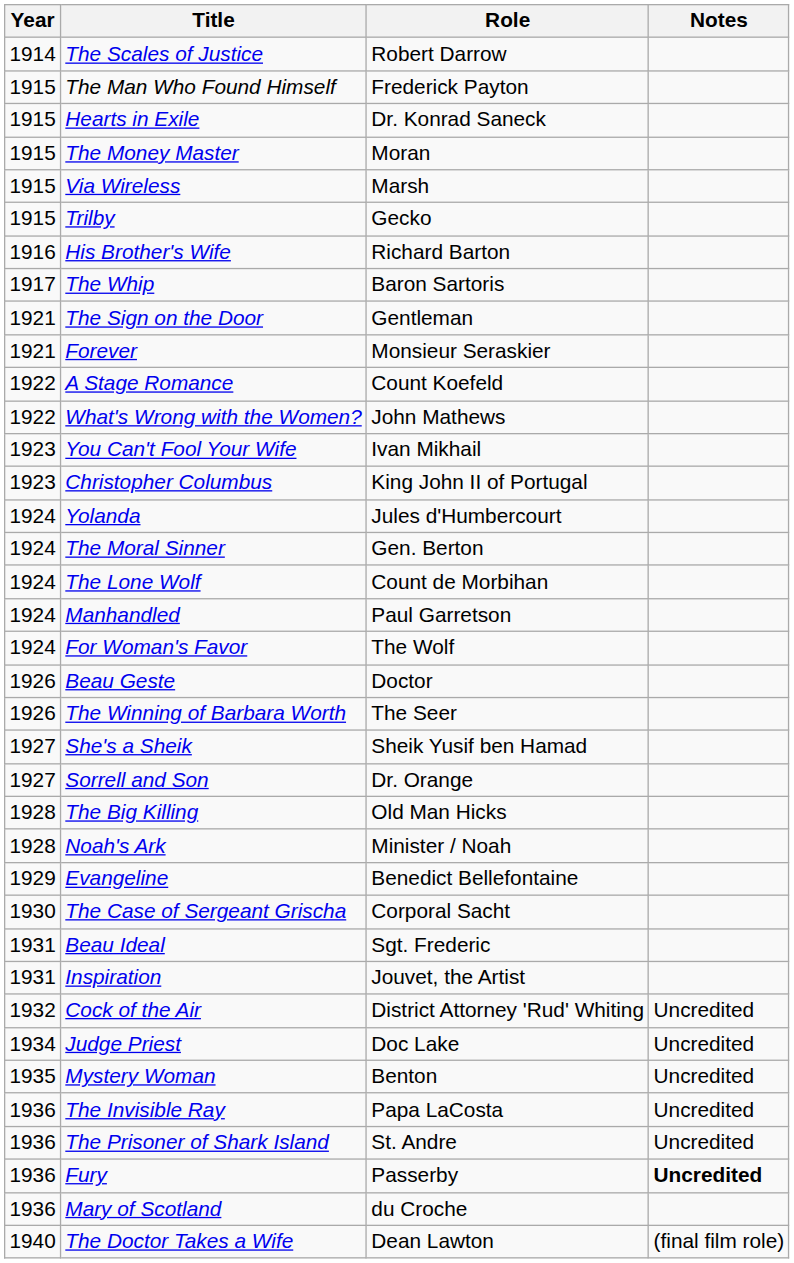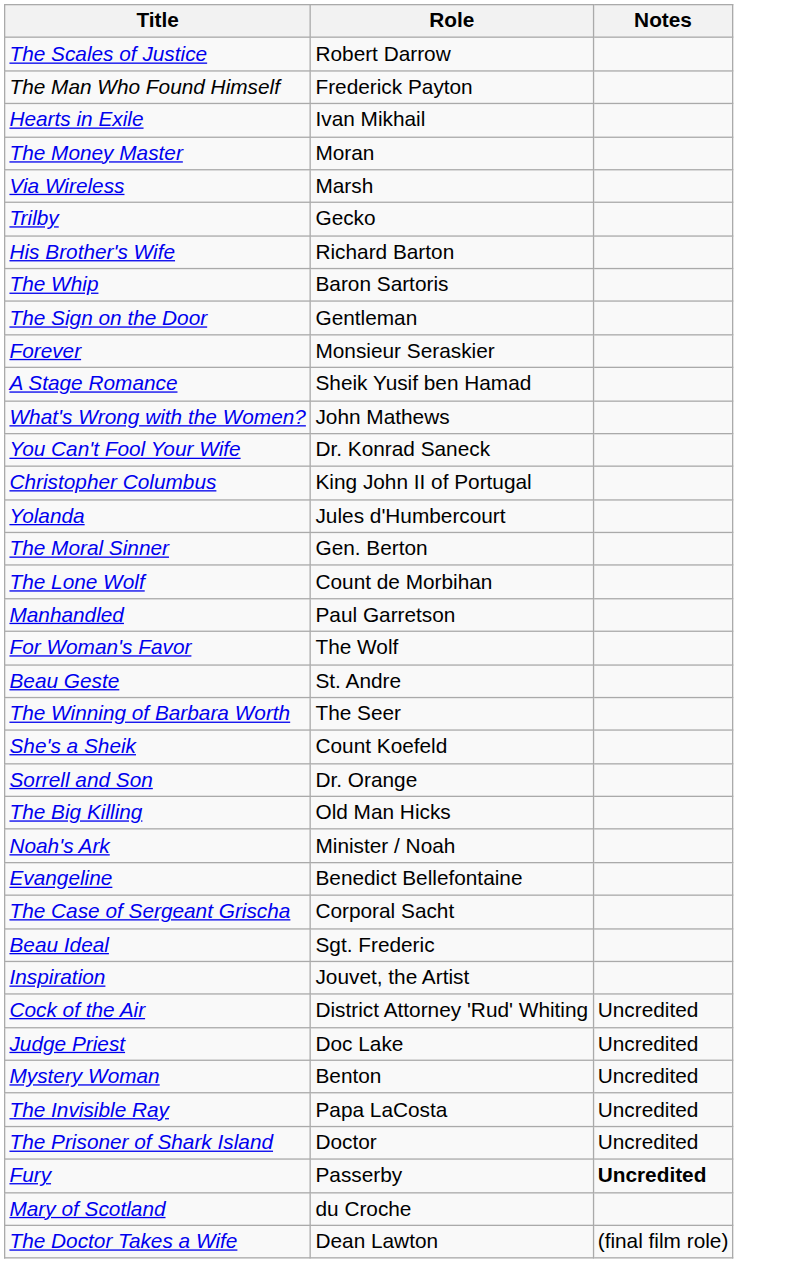- column: (33, 20)
(459, 119) Dr. Konrad Saneck -> (370, 119) Ivan Mikhail
(437, 383) Count Koefeld -> (423, 383) Sheik Yusif ben Hamad
(426, 449) Ivan Mikhail -> (403, 449) Dr. Konrad Saneck
(402, 680) Doctor -> (358, 680) St. Andre
(479, 746) Sheik Yusif ben Hamad -> (381, 746) Count Koefeld
(414, 1142) St. Andre -> (346, 1142) Doctor
